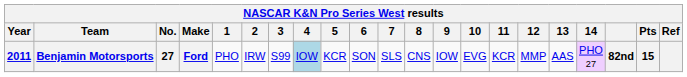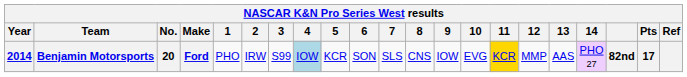(19, 56) 2011 -> (19, 56) 2014
(168, 56) 27 -> (168, 56) 20
(504, 56) no background -> (504, 56) gold background
(648, 56) 15 -> (649, 56) 17
